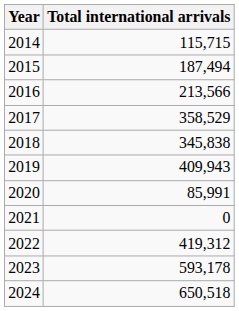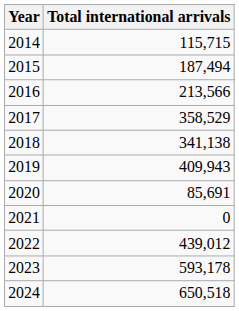(205, 142) 345,838 -> (205, 142) 341,138
(209, 192) 85,991 -> (209, 192) 85,691
(205, 243) 419,312 -> (205, 243) 439,012
